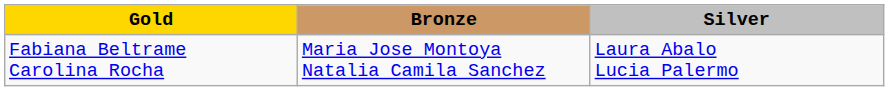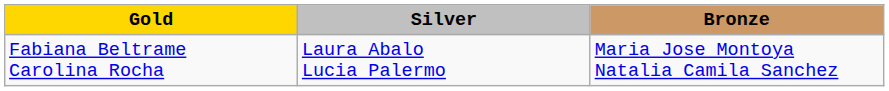columns swapped: (737, 20) <-> (444, 20)
